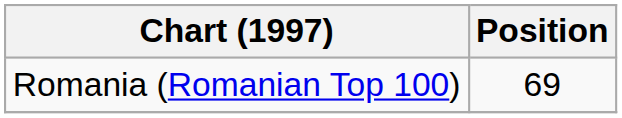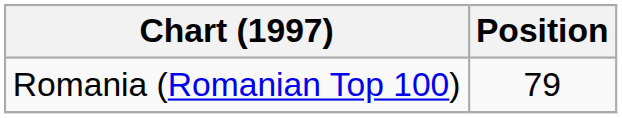(542, 84) 69 -> (542, 84) 79
